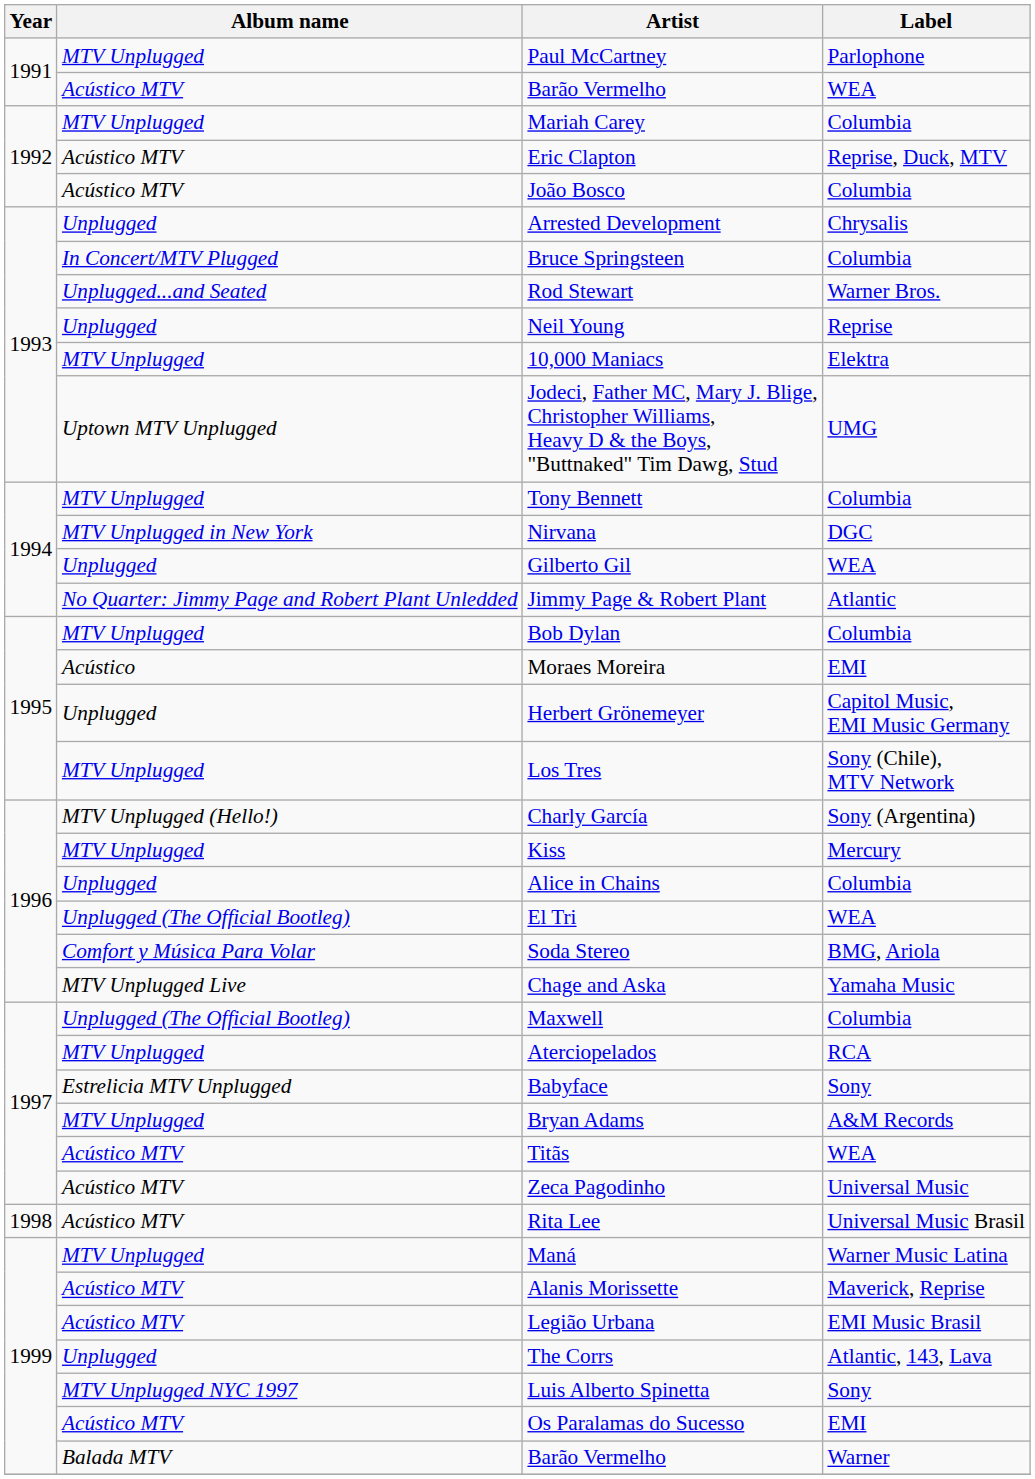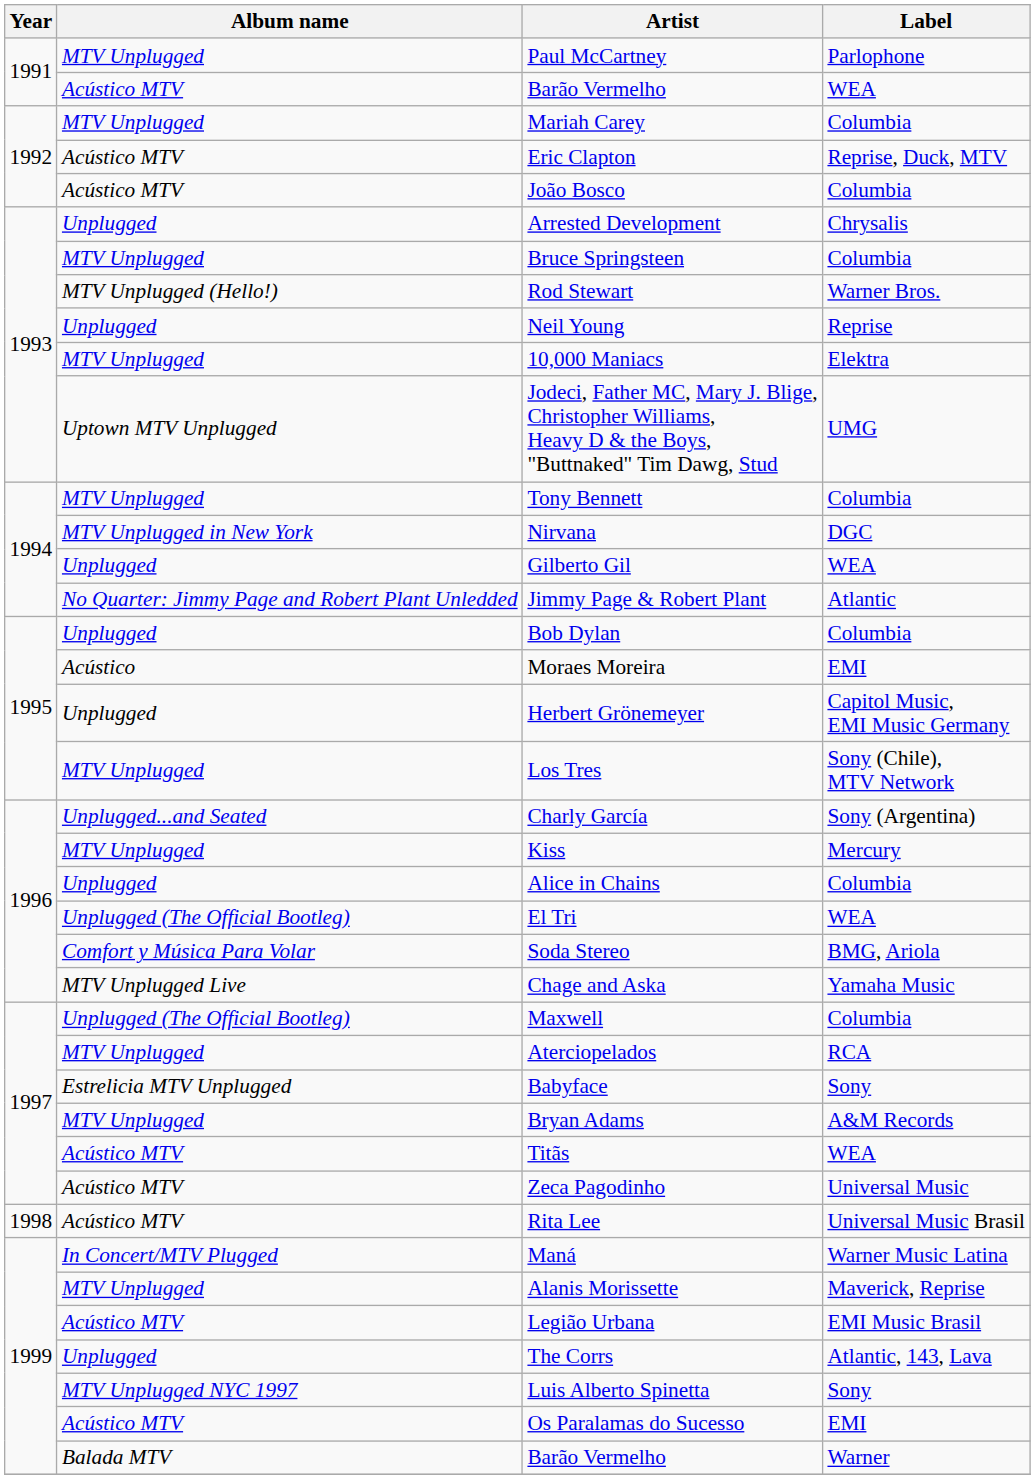(170, 257) In Concert/MTV Plugged -> (133, 257) MTV Unplugged
(164, 291) Unplugged...and Seated -> (170, 291) MTV Unplugged (Hello!)
(133, 633) MTV Unplugged -> (109, 633) Unplugged
(170, 816) MTV Unplugged (Hello!) -> (164, 816) Unplugged...and Seated
(133, 1254) MTV Unplugged -> (170, 1254) In Concert/MTV Plugged
(123, 1288) Acústico MTV -> (133, 1288) MTV Unplugged
